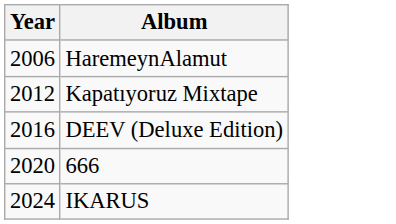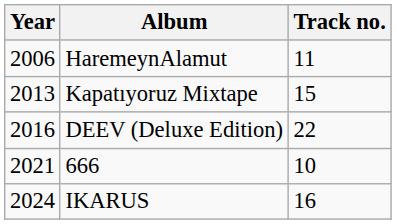+ column: (340, 22)
(32, 93) 2012 -> (32, 93) 2013
(32, 165) 2020 -> (32, 165) 2021
